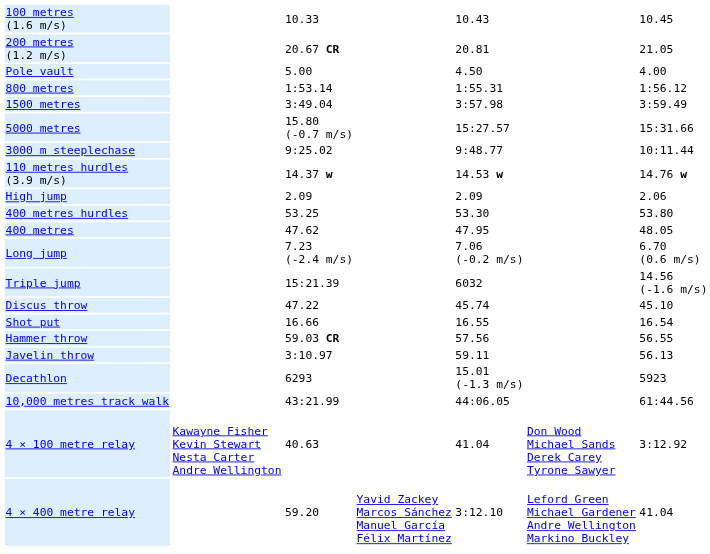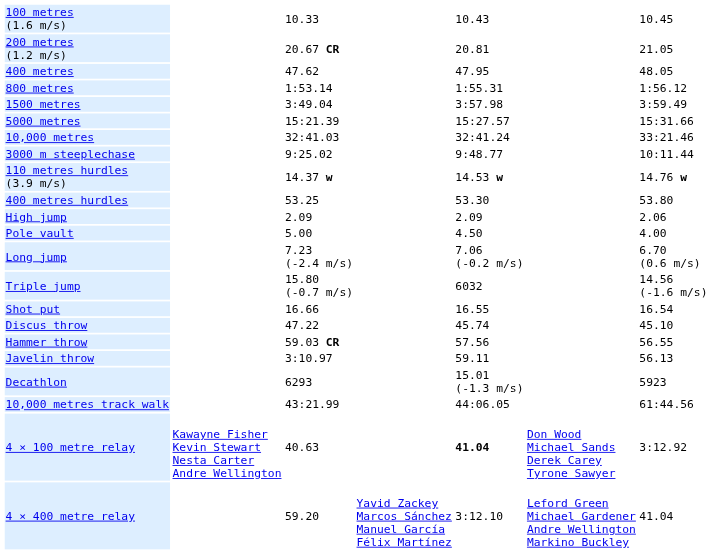rows swapped: (40, 230) <-> (40, 71)
(319, 127) 15.80 (-0.7 m/s) -> (312, 121) 15:21.39
+ row: (50, 137)
rows swapped: (67, 213) <-> (36, 197)
(312, 282) 15:21.39 -> (319, 286) 15.80 (-0.7 m/s)
rows swapped: (33, 322) <-> (46, 305)
(472, 444) normal -> (472, 447) bold
